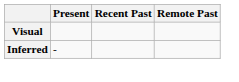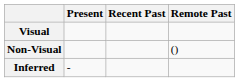+ row: (34, 49)
